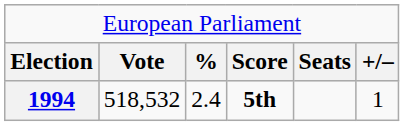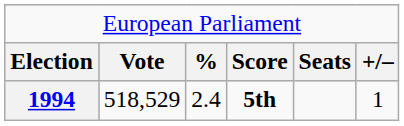(142, 99) 518,532 -> (142, 99) 518,529
